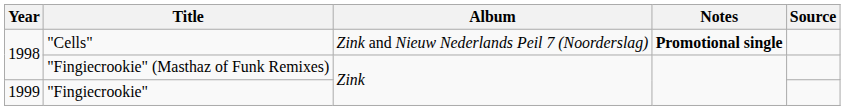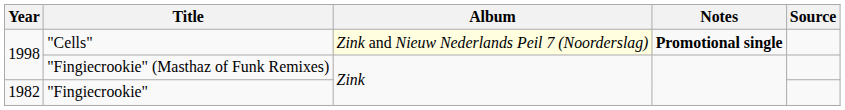(492, 42) no background -> (492, 42) lightyellow background
(24, 92) 1999 -> (24, 92) 1982
